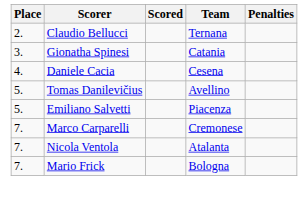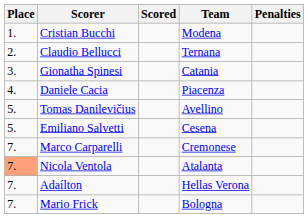+ row: (78, 33)
(206, 71) Cesena -> (203, 90) Piacenza
(210, 109) Piacenza -> (199, 128) Cesena
(18, 147) no background -> (12, 166) lightsalmon background
+ row: (61, 185)
